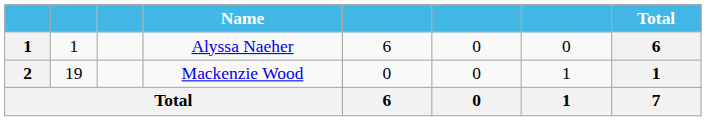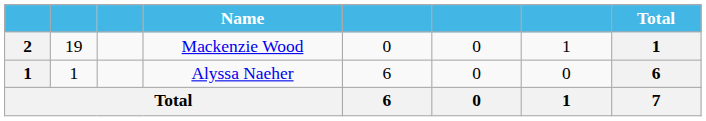rows swapped: (243, 45) <-> (243, 73)
